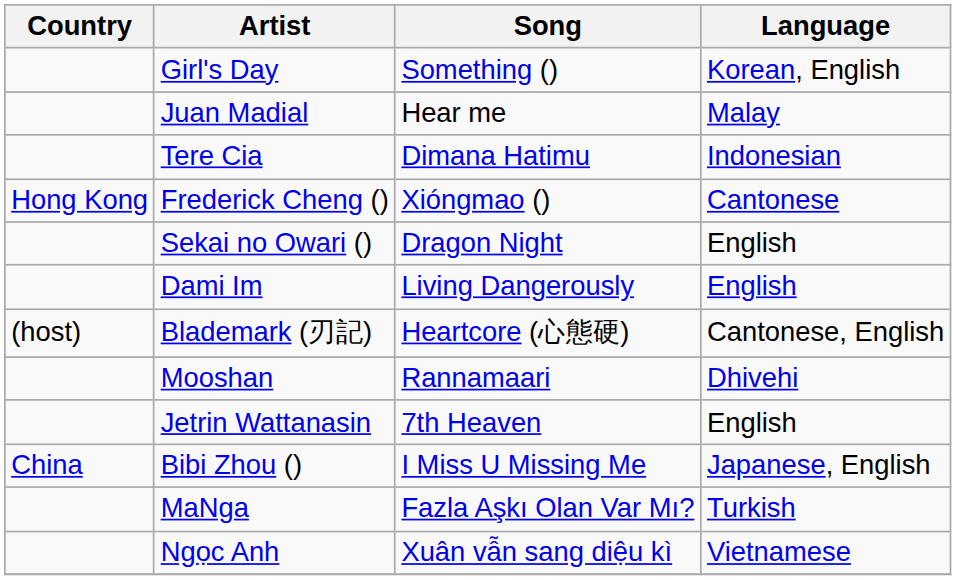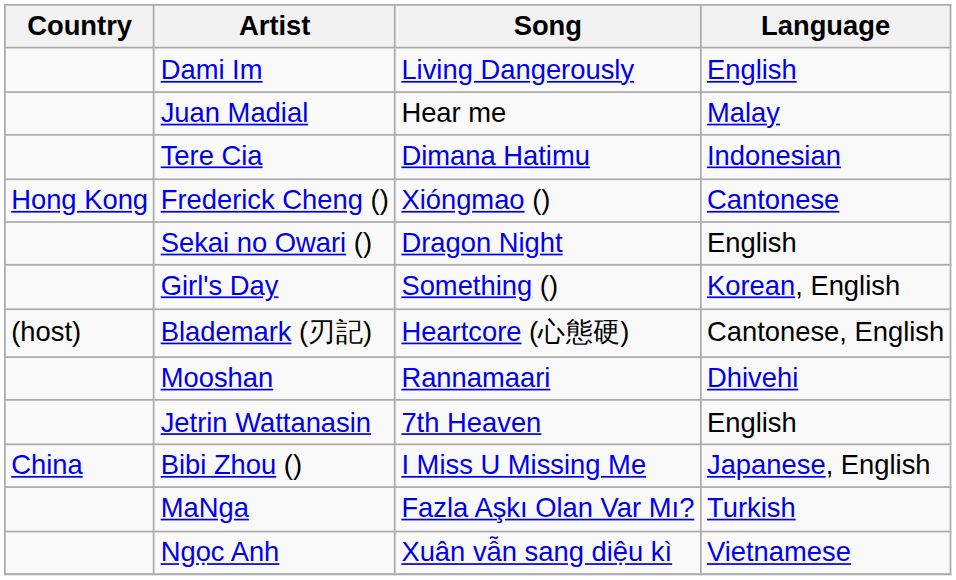rows swapped: (212, 286) <-> (220, 69)
